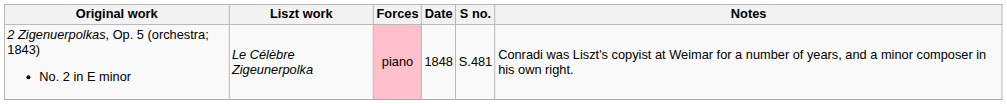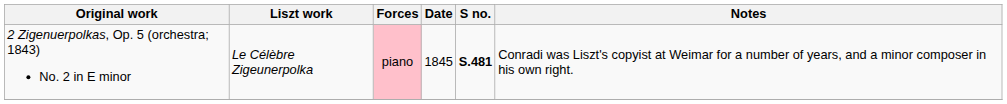(439, 62) 1848 -> (439, 62) 1845
(476, 62) normal -> (476, 62) bold
